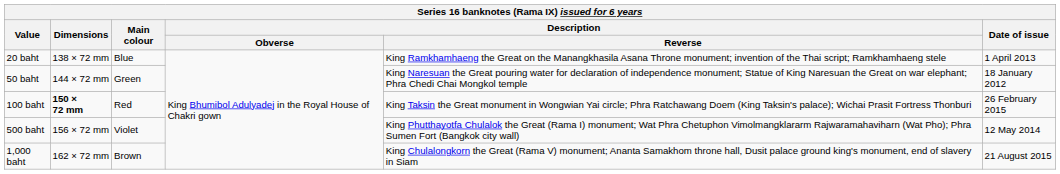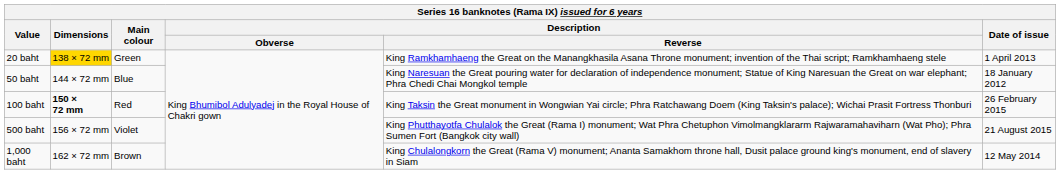(81, 58) no background -> (81, 58) gold background
(124, 58) Blue -> (127, 58) Green
(127, 79) Green -> (124, 79) Blue
(1012, 131) 12 May 2014 -> (1018, 131) 21 August 2015
(1018, 157) 21 August 2015 -> (1012, 157) 12 May 2014
